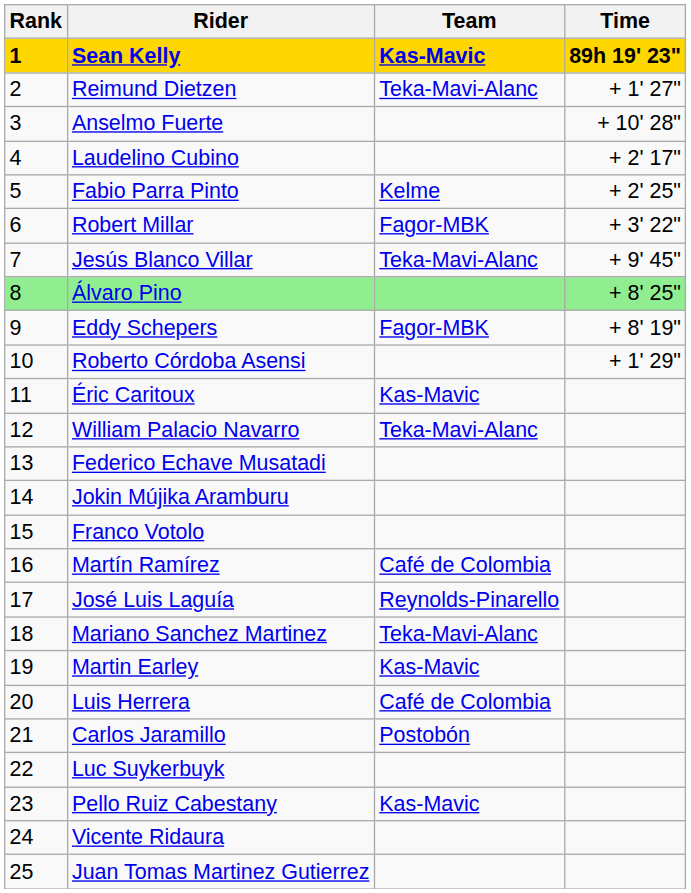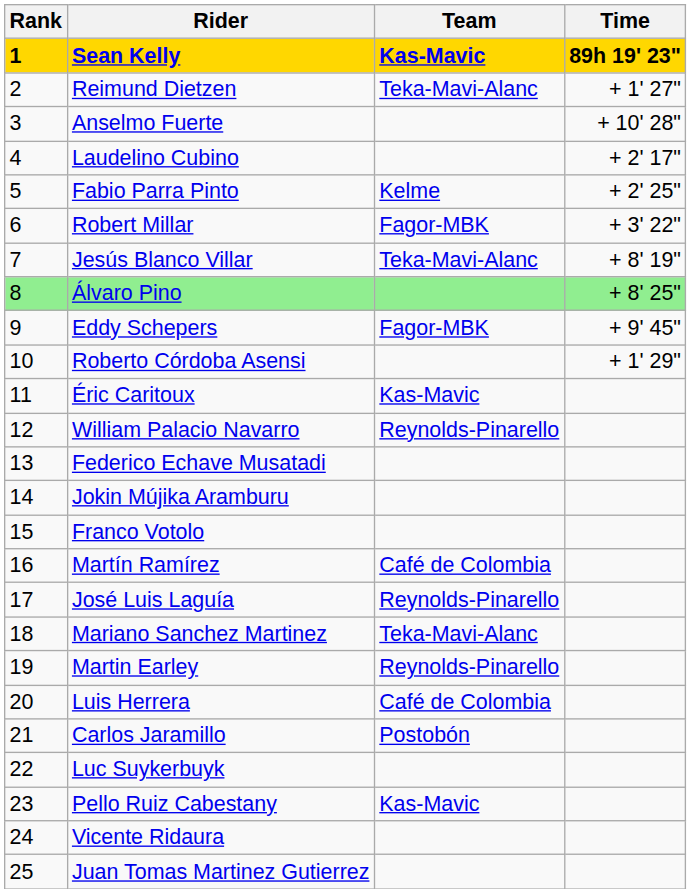(645, 259) + 9' 45" -> (645, 259) + 8' 19"
(645, 327) + 8' 19" -> (645, 327) + 9' 45"
(459, 429) Teka-Mavi-Alanc -> (469, 429) Reynolds-Pinarello
(429, 667) Kas-Mavic -> (469, 667) Reynolds-Pinarello
